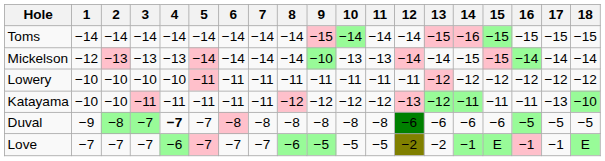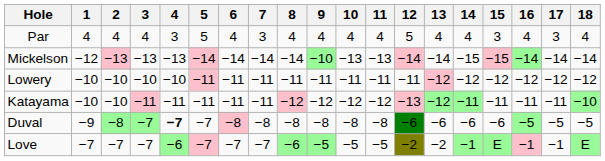+ row: (38, 36)
- row: (24, 36)
(556, 101) −13 -> (556, 101) −11
